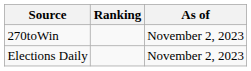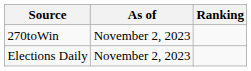columns swapped: (117, 14) <-> (196, 14)
